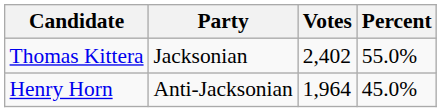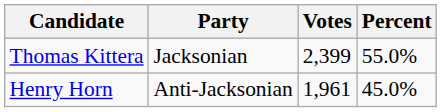(327, 55) 2,402 -> (327, 55) 2,399
(327, 89) 1,964 -> (327, 89) 1,961
